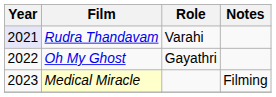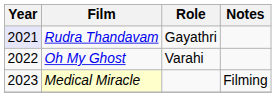(184, 37) Varahi -> (191, 37) Gayathri
(191, 59) Gayathri -> (184, 59) Varahi
